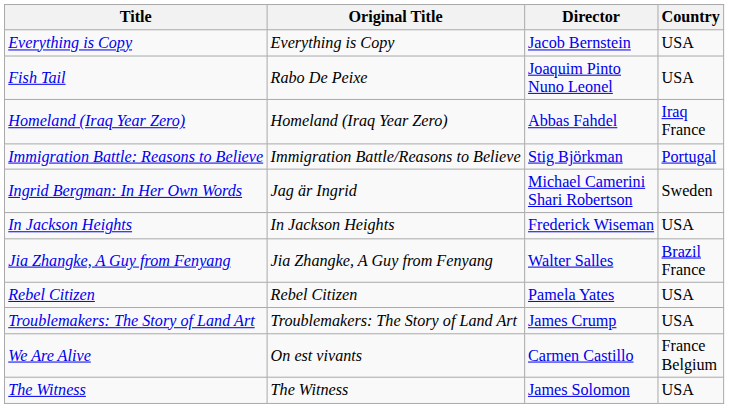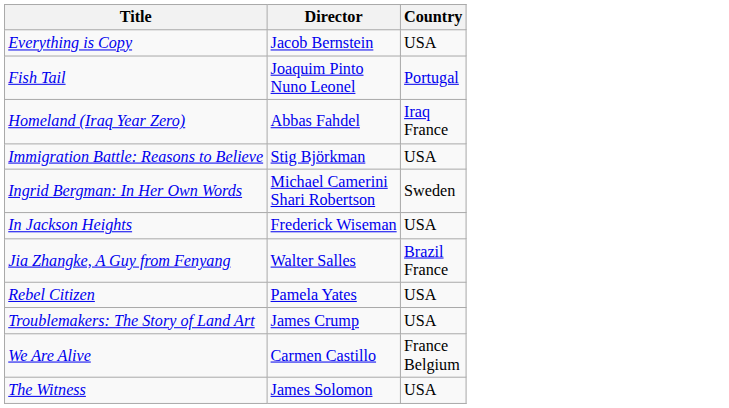- column: (396, 17)
(678, 77) USA -> (431, 77) Portugal
(689, 156) Portugal -> (420, 156) USA
